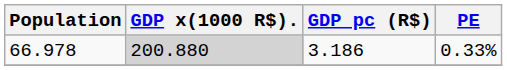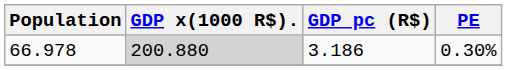(468, 50) 0.33% -> (468, 50) 0.30%
